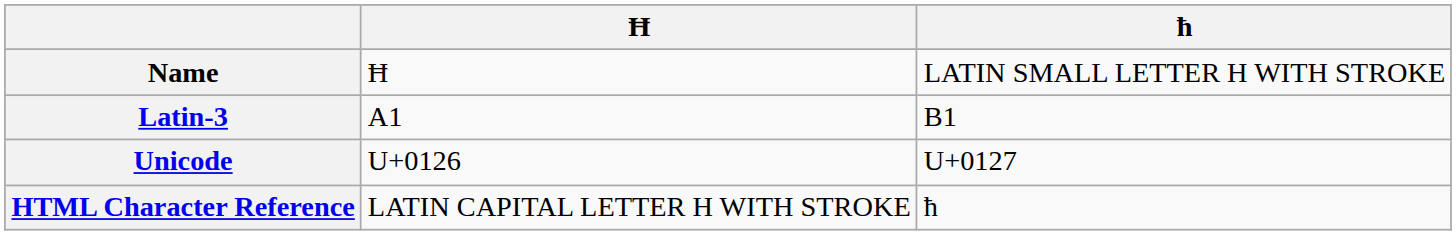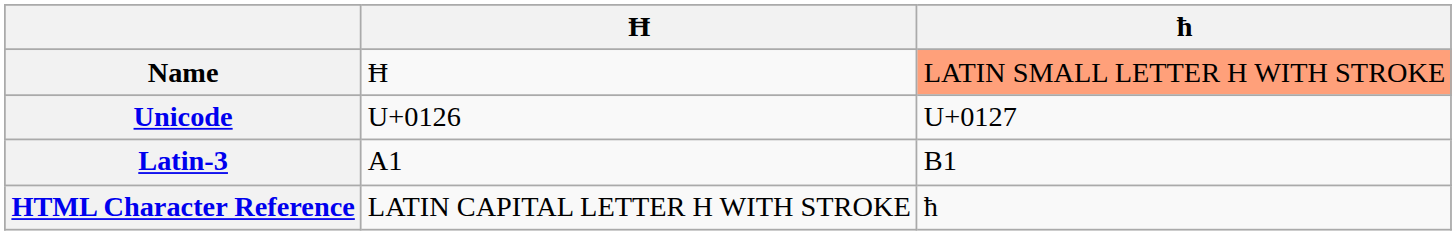(1185, 71) no background -> (1185, 71) lightsalmon background
rows swapped: (183, 161) <-> (183, 116)
